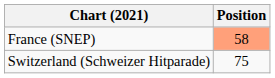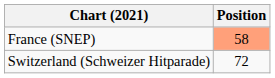(242, 61) 75 -> (242, 61) 72
